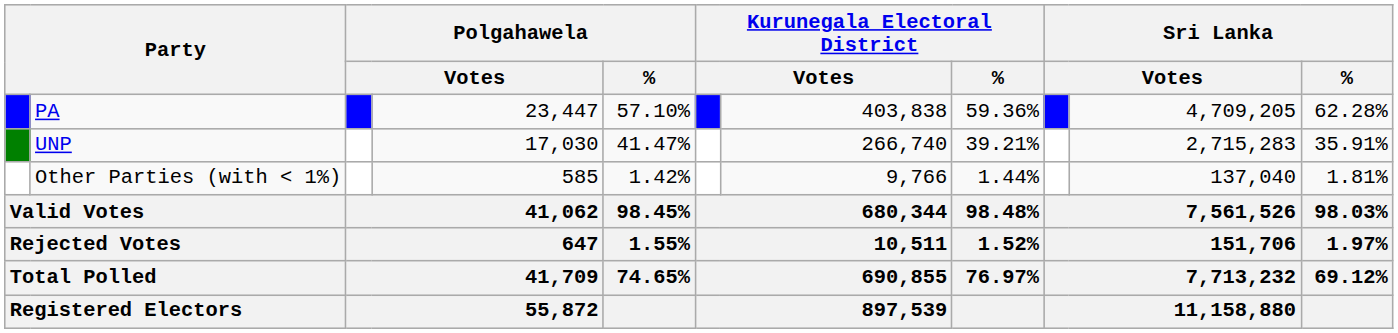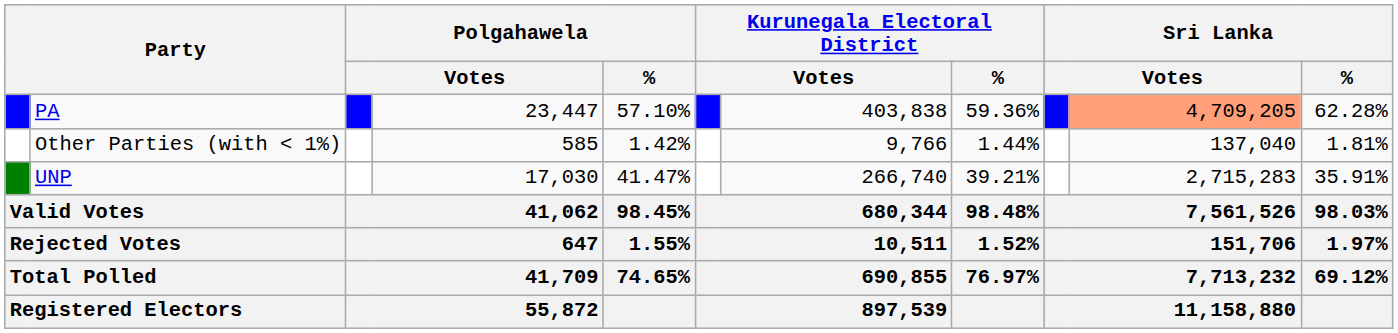(1241, 111) no background -> (1241, 111) lightsalmon background
rows swapped: (53, 145) <-> (188, 178)
